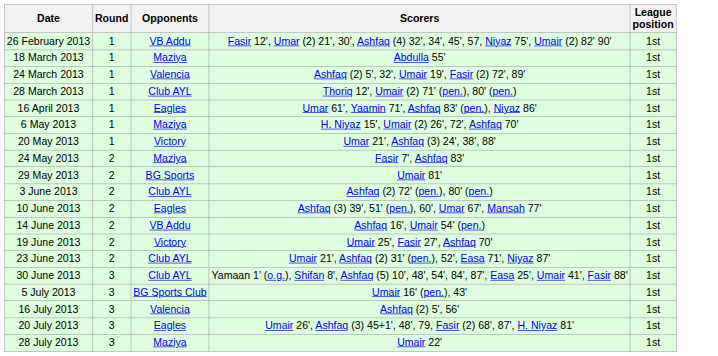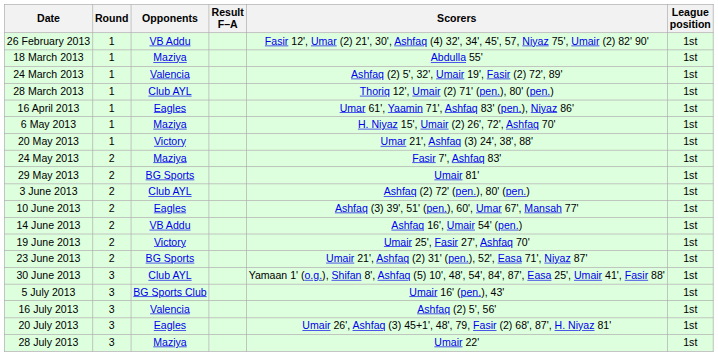+ column: (228, 18)
(170, 259) Club AYL -> (170, 259) BG Sports
